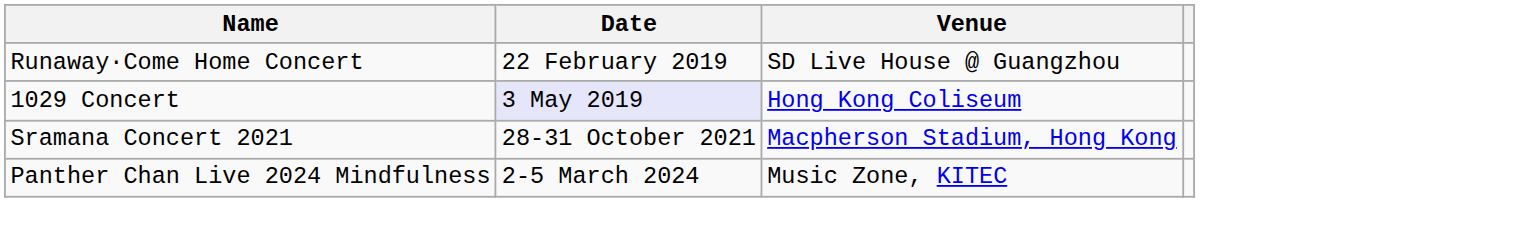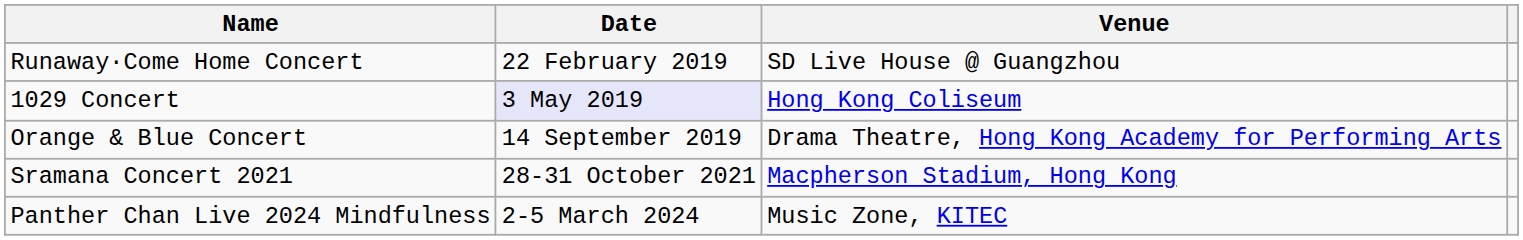+ row: (159, 139)
